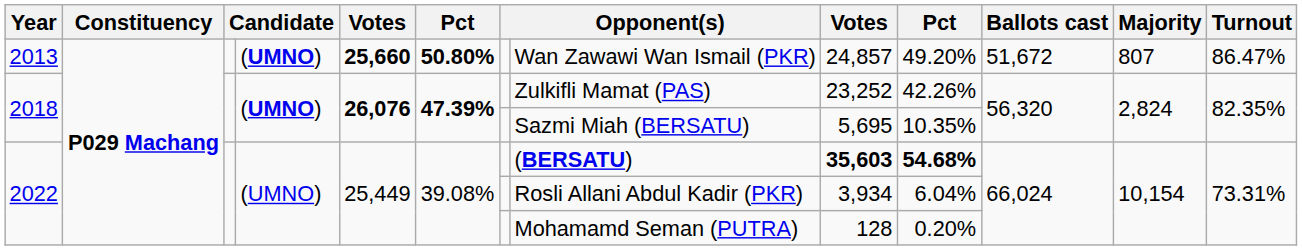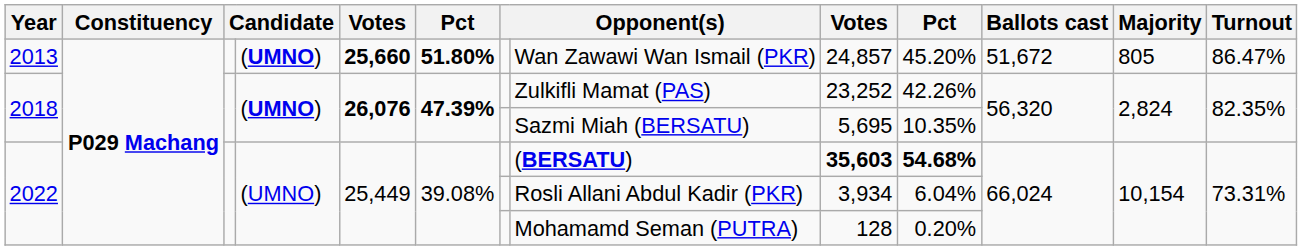(458, 56) 50.80% -> (458, 56) 51.80%
(939, 56) 49.20% -> (939, 56) 45.20%
(1136, 56) 807 -> (1136, 56) 805
